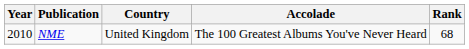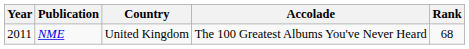(20, 34) 2010 -> (20, 34) 2011
